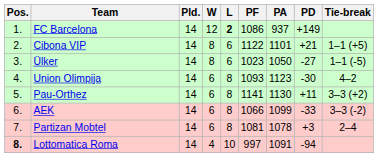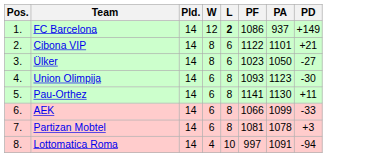- column: (348, 12)
(18, 144) bold -> (18, 144) normal
